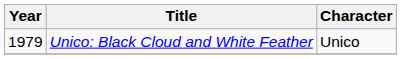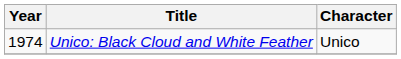(25, 41) 1979 -> (25, 41) 1974
